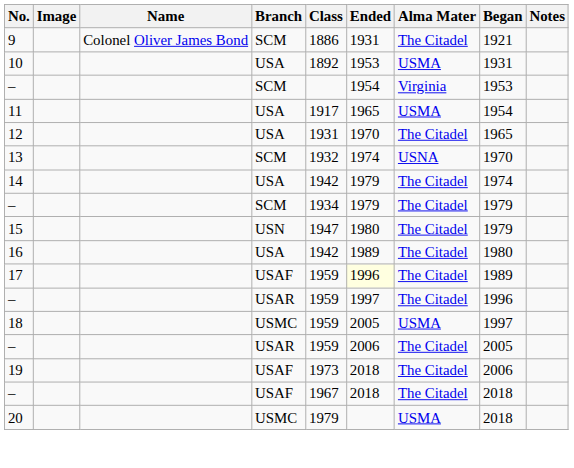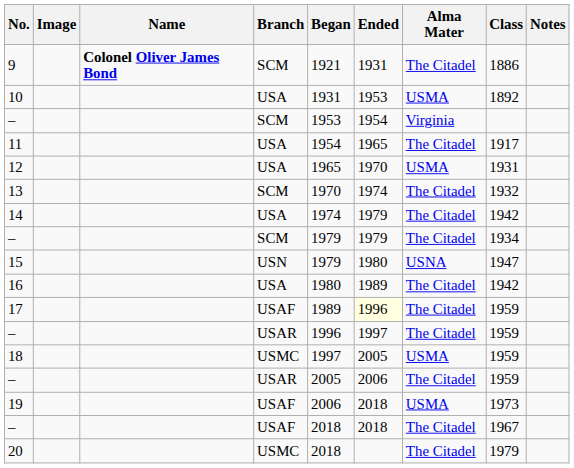columns swapped: (503, 16) <-> (326, 16)
(166, 39) normal -> (151, 65) bold
(419, 110) USMA -> (441, 144) The Citadel
(433, 134) The Citadel -> (427, 167) USMA
(418, 157) USNA -> (441, 191) The Citadel
(433, 228) The Citadel -> (426, 262) USNA
(433, 370) The Citadel -> (427, 403) USMA
(419, 417) USMA -> (441, 450) The Citadel
